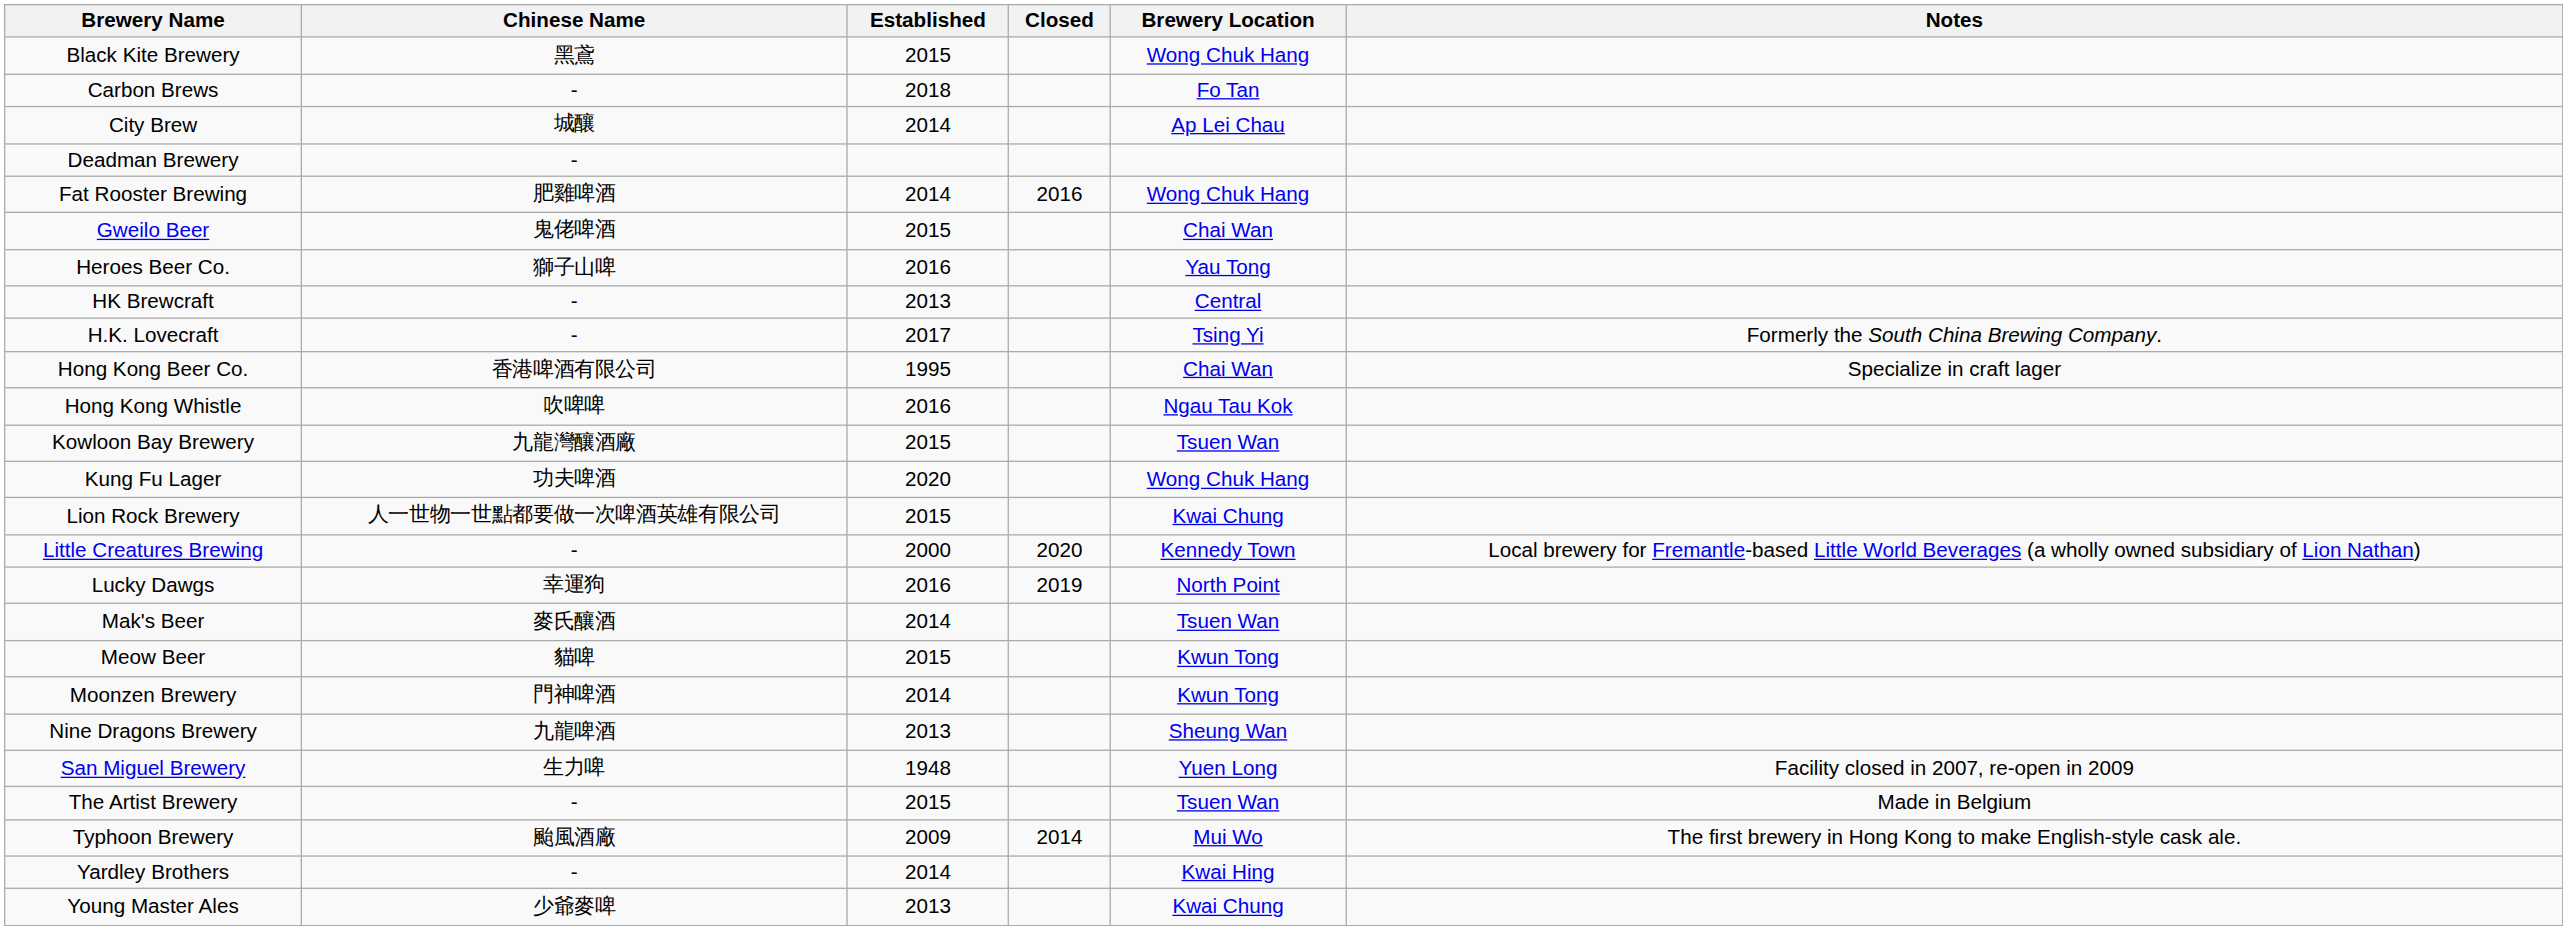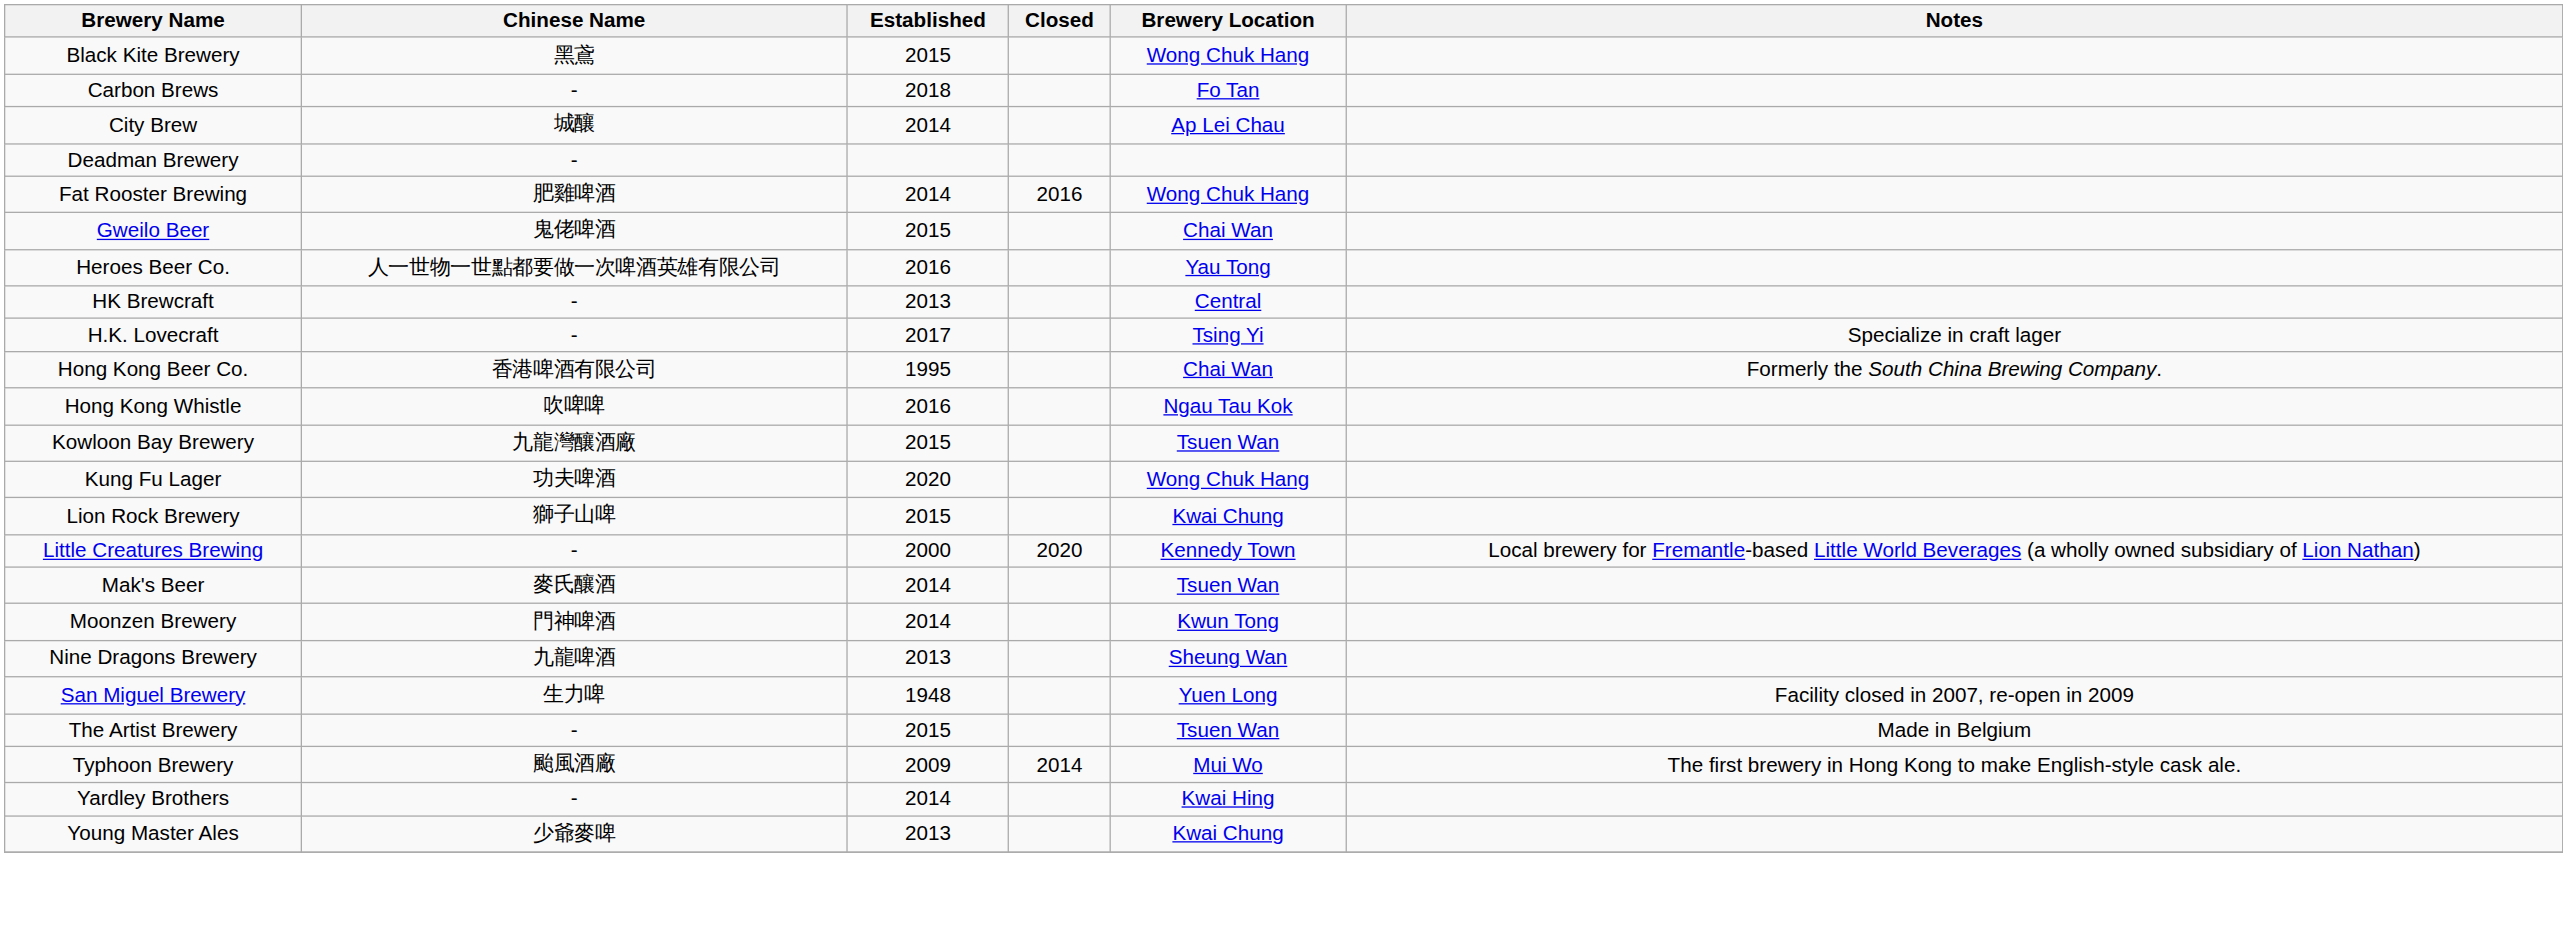(574, 266) 獅子山啤 -> (574, 266) 人一世物一世點都要做一次啤酒英雄有限公司
(1954, 334) Formerly the South China Brewing Company. -> (1954, 334) Specialize in craft lager
(1954, 369) Specialize in craft lager -> (1954, 369) Formerly the South China Brewing Company.
(574, 515) 人一世物一世點都要做一次啤酒英雄有限公司 -> (574, 515) 獅子山啤
- row: (153, 585)
- row: (153, 658)
